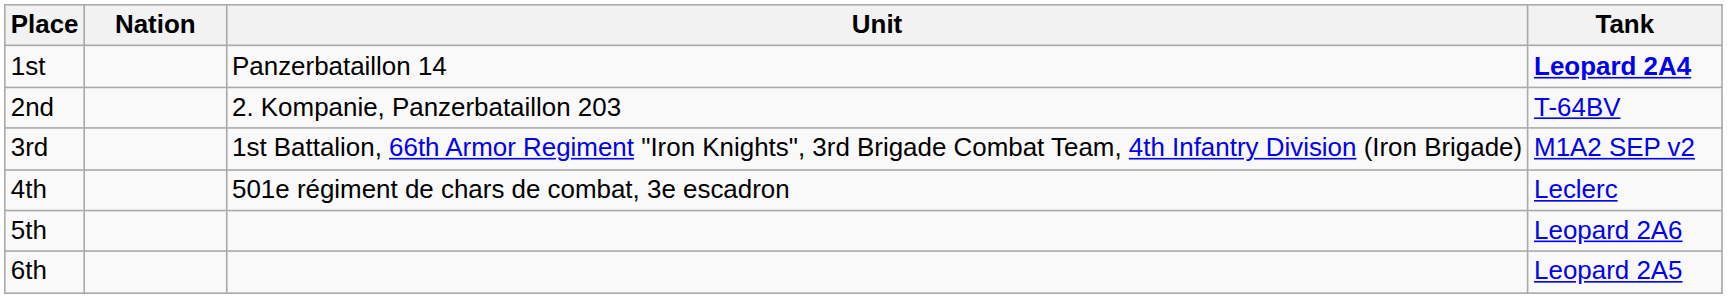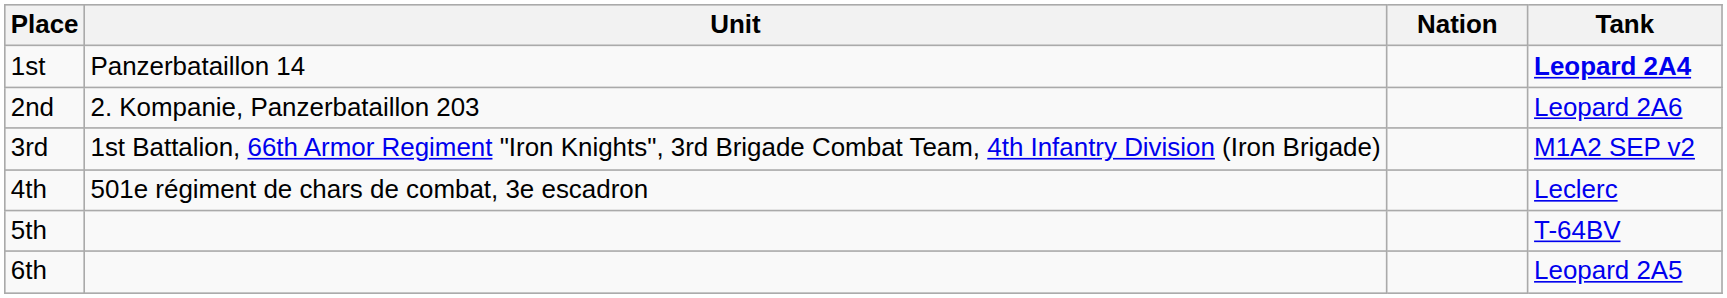columns swapped: (155, 25) <-> (877, 25)
(1577, 107) T-64BV -> (1608, 107) Leopard 2A6
(1608, 230) Leopard 2A6 -> (1577, 230) T-64BV
